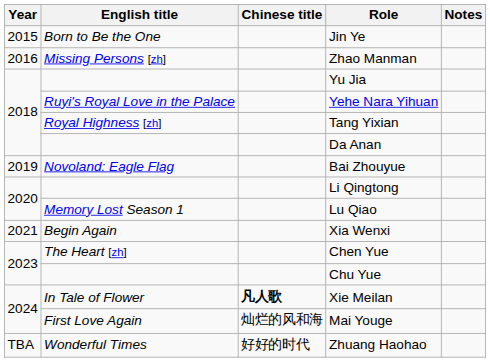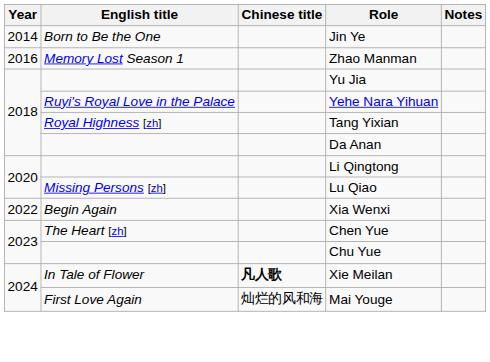(23, 36) 2015 -> (23, 36) 2014
(105, 58) Missing Persons [zh] -> (114, 58) Memory Lost Season 1
- row: (367, 166)
(114, 209) Memory Lost Season 1 -> (105, 187) Missing Persons [zh]
(23, 230) 2021 -> (23, 209) 2022
- row: (378, 345)
